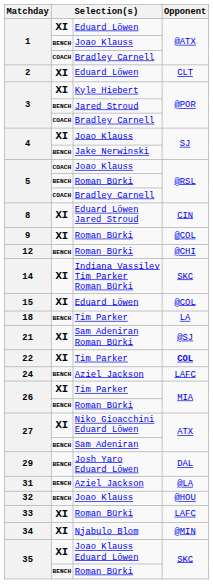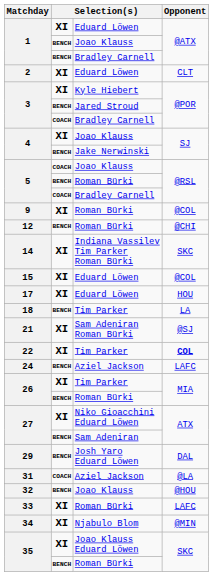(62, 58) COACH -> (62, 58) BENCH
- row: (28, 215)
+ row: (28, 295)
(62, 484) BENCH -> (62, 476) COACH
